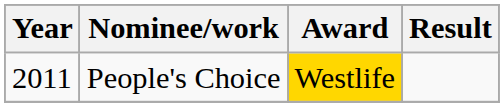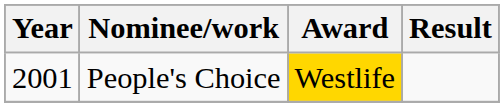(42, 76) 2011 -> (42, 76) 2001
